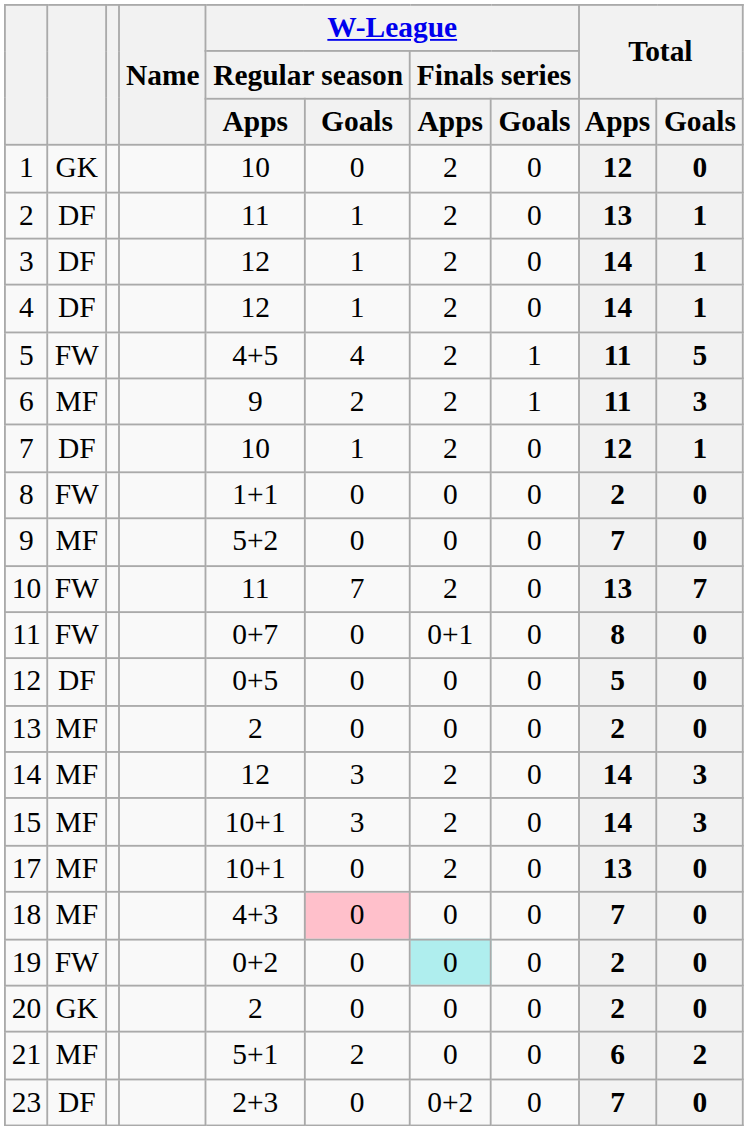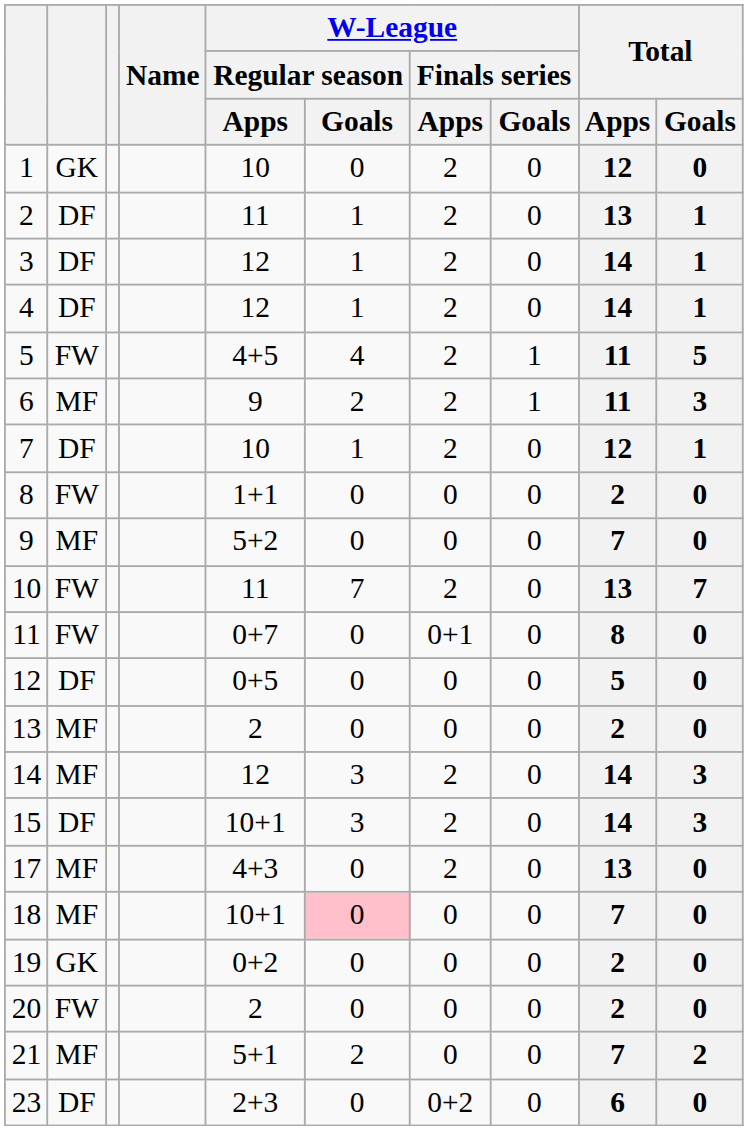(77, 821) MF -> (77, 821) DF
(255, 868) 10+1 -> (255, 868) 4+3
(255, 914) 4+3 -> (255, 914) 10+1
(77, 961) FW -> (77, 961) GK
(450, 961) paleturquoise background -> (450, 961) no background
(77, 1008) GK -> (77, 1008) FW
(618, 1055) 6 -> (618, 1055) 7
(618, 1101) 7 -> (618, 1101) 6
